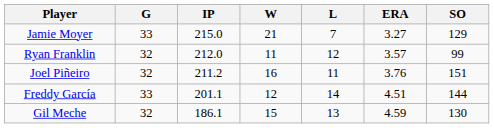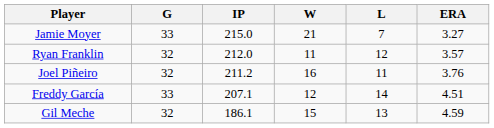- column: (458, 14)
(208, 93) 201.1 -> (239, 93) 207.1
